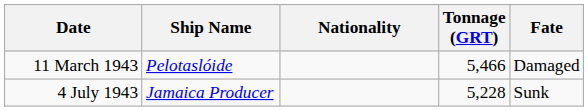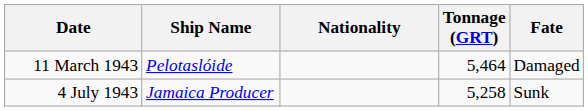(486, 65) 5,466 -> (486, 65) 5,464
(486, 92) 5,228 -> (486, 92) 5,258
